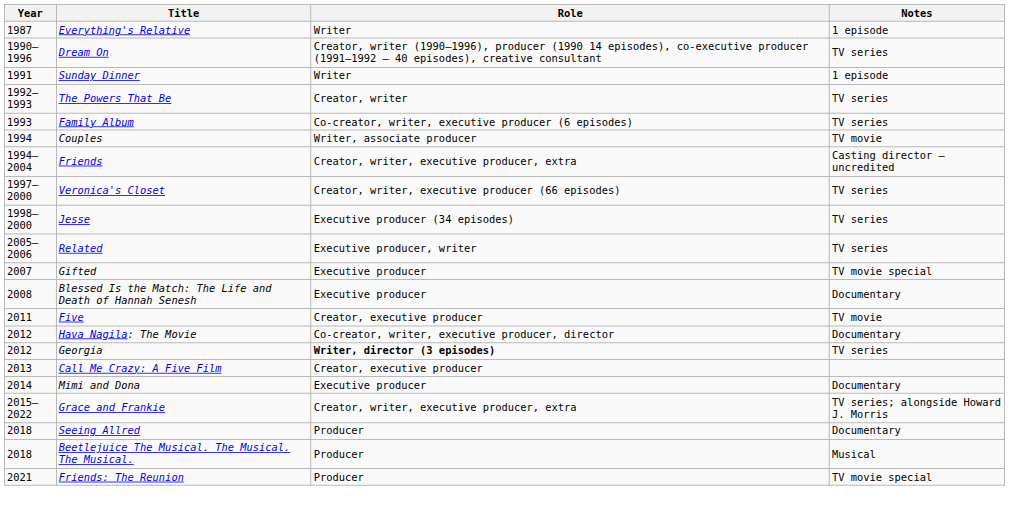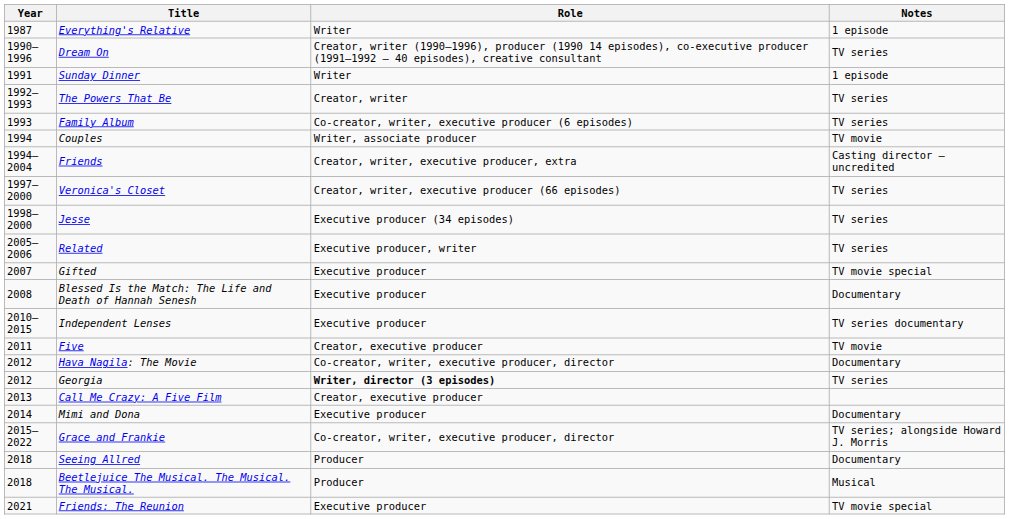+ row: (115, 323)
(445, 408) Creator, writer, executive producer, extra -> (464, 437) Co-creator, writer, executive producer, director
(339, 477) Producer -> (370, 506) Executive producer
